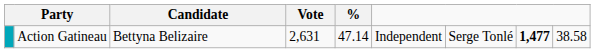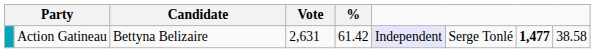(353, 36) 47.14 -> (353, 36) 61.42
(409, 36) no background -> (409, 36) lavender background
